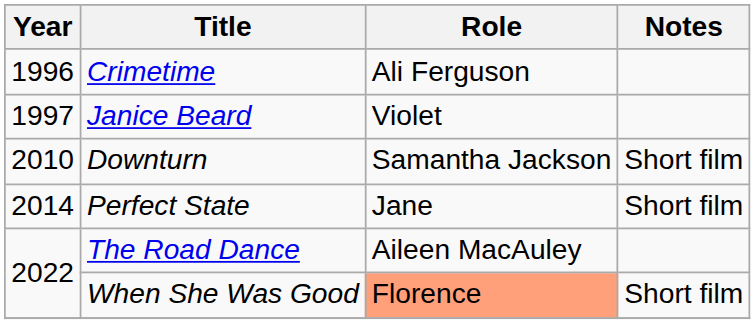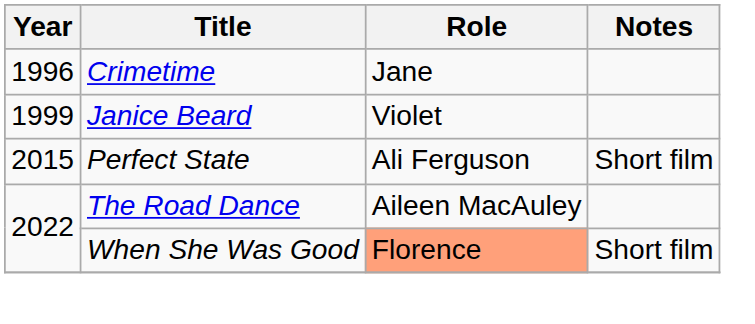(451, 71) Ali Ferguson -> (402, 71) Jane
(43, 116) 1997 -> (43, 116) 1999
- row: (147, 160)
(43, 205) 2014 -> (43, 160) 2015
(402, 205) Jane -> (451, 160) Ali Ferguson
